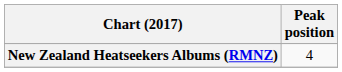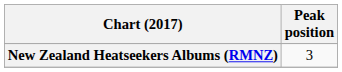(309, 55) 4 -> (309, 55) 3
